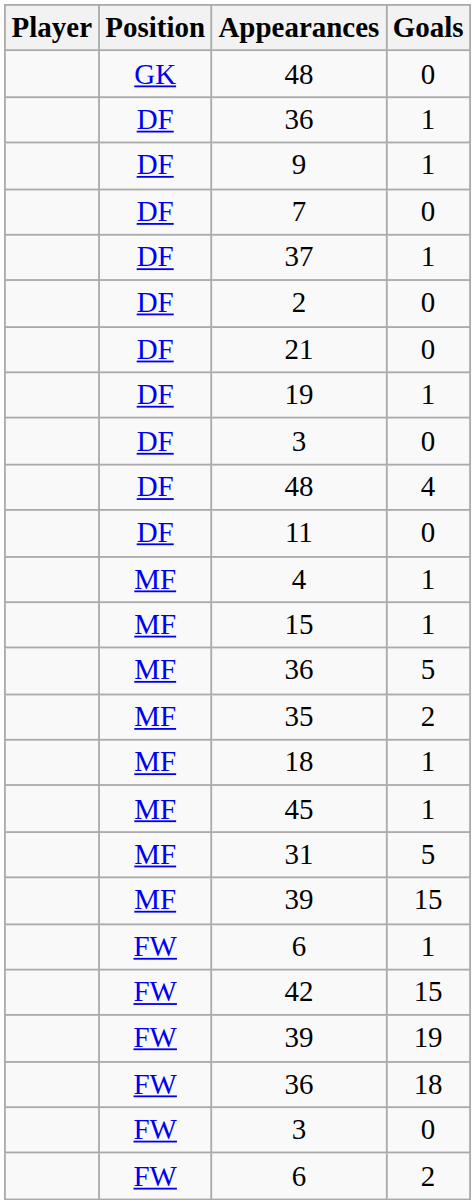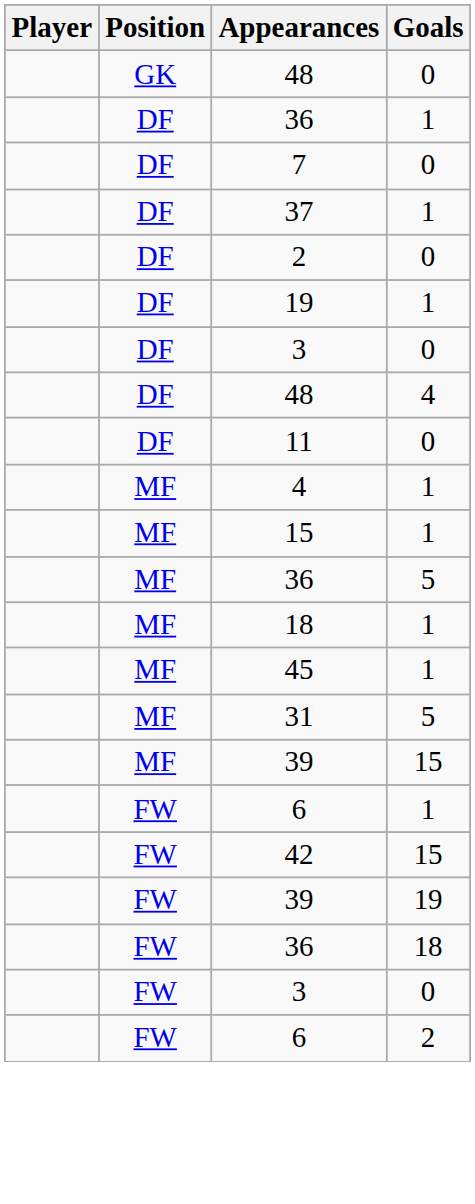- row: (299, 165)
- row: (299, 348)
- row: (299, 716)
